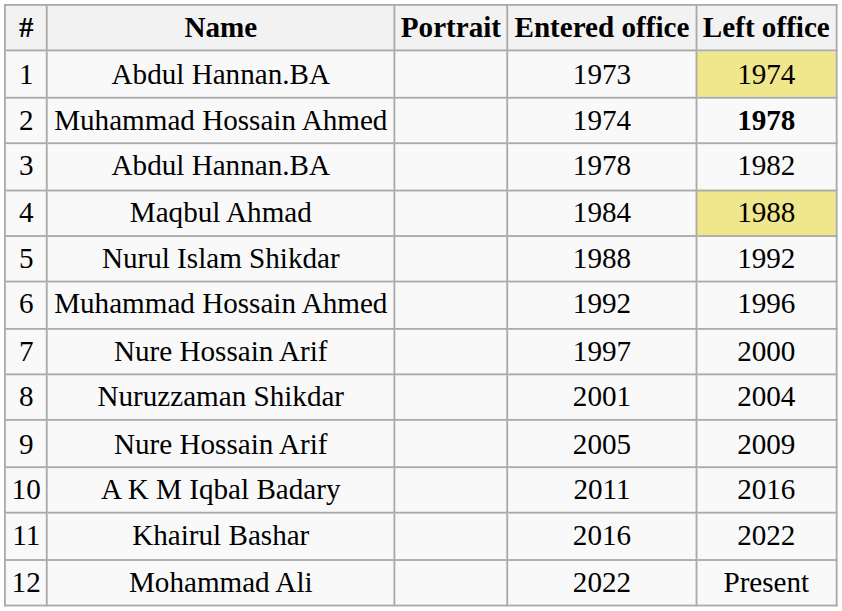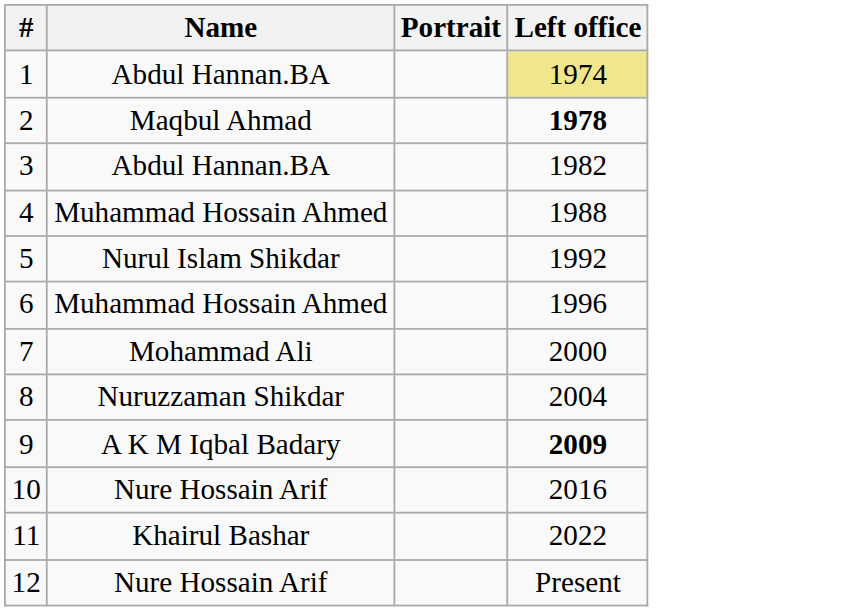- column: (602, 27)
(221, 119) Muhammad Hossain Ahmed -> (221, 119) Maqbul Ahmad
(221, 212) Maqbul Ahmad -> (221, 212) Muhammad Hossain Ahmed
(766, 212) khaki background -> (578, 212) no background
(221, 350) Nure Hossain Arif -> (221, 350) Mohammad Ali
(221, 443) Nure Hossain Arif -> (221, 443) A K M Iqbal Badary
(766, 443) normal -> (578, 443) bold
(221, 489) A K M Iqbal Badary -> (221, 489) Nure Hossain Arif
(221, 581) Mohammad Ali -> (221, 581) Nure Hossain Arif
